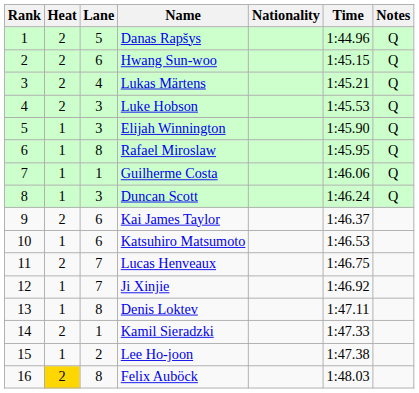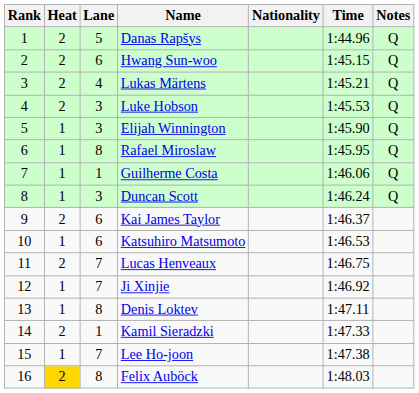(99, 354) 2 -> (99, 354) 7
